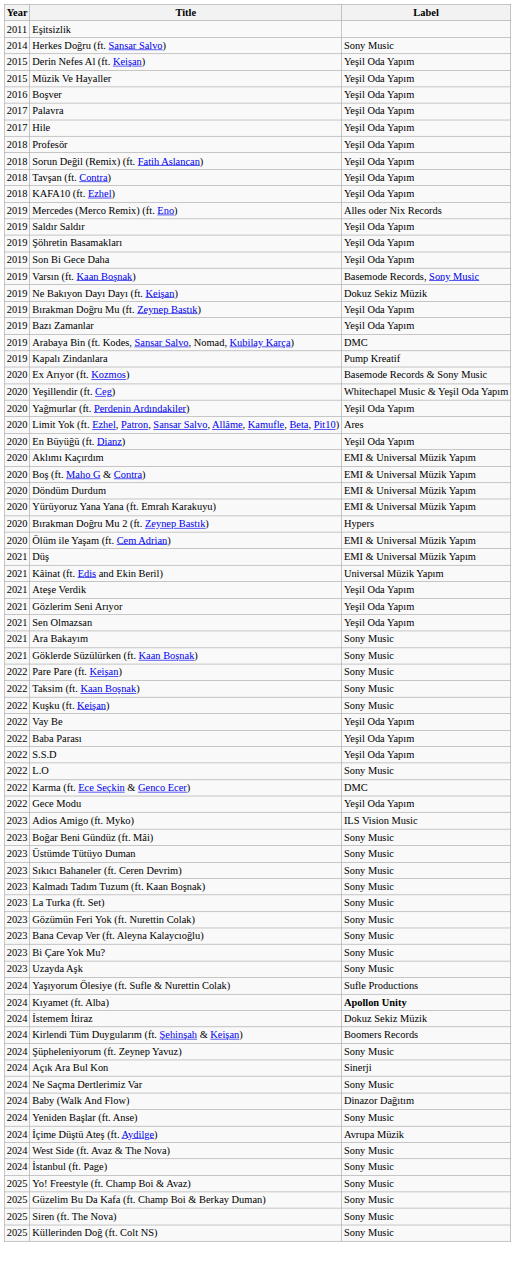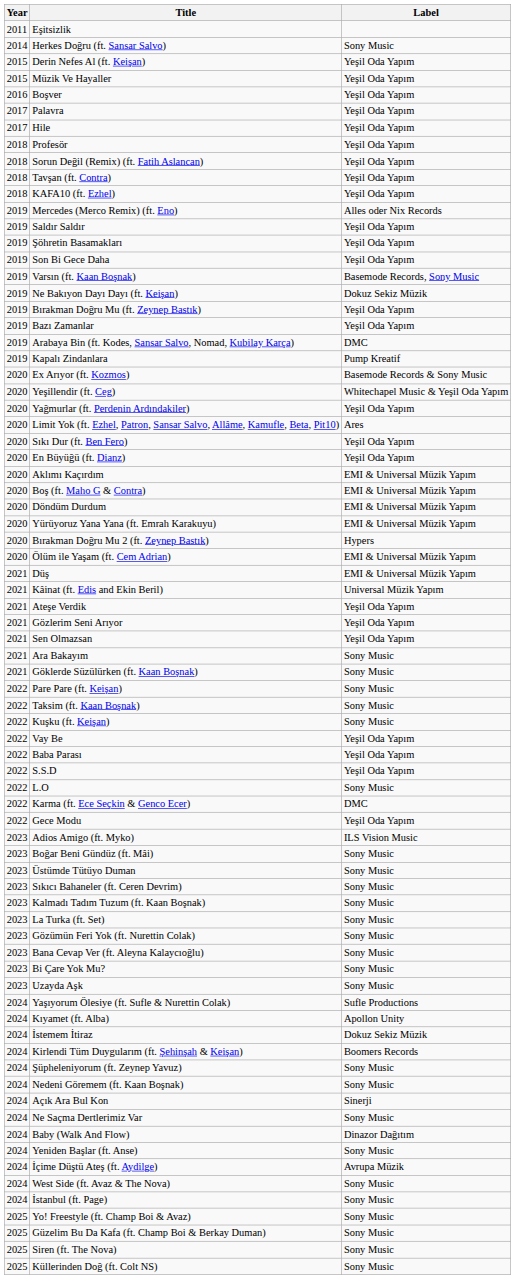+ row: (80, 441)
(375, 1002) bold -> (374, 1018) normal
+ row: (108, 1084)
